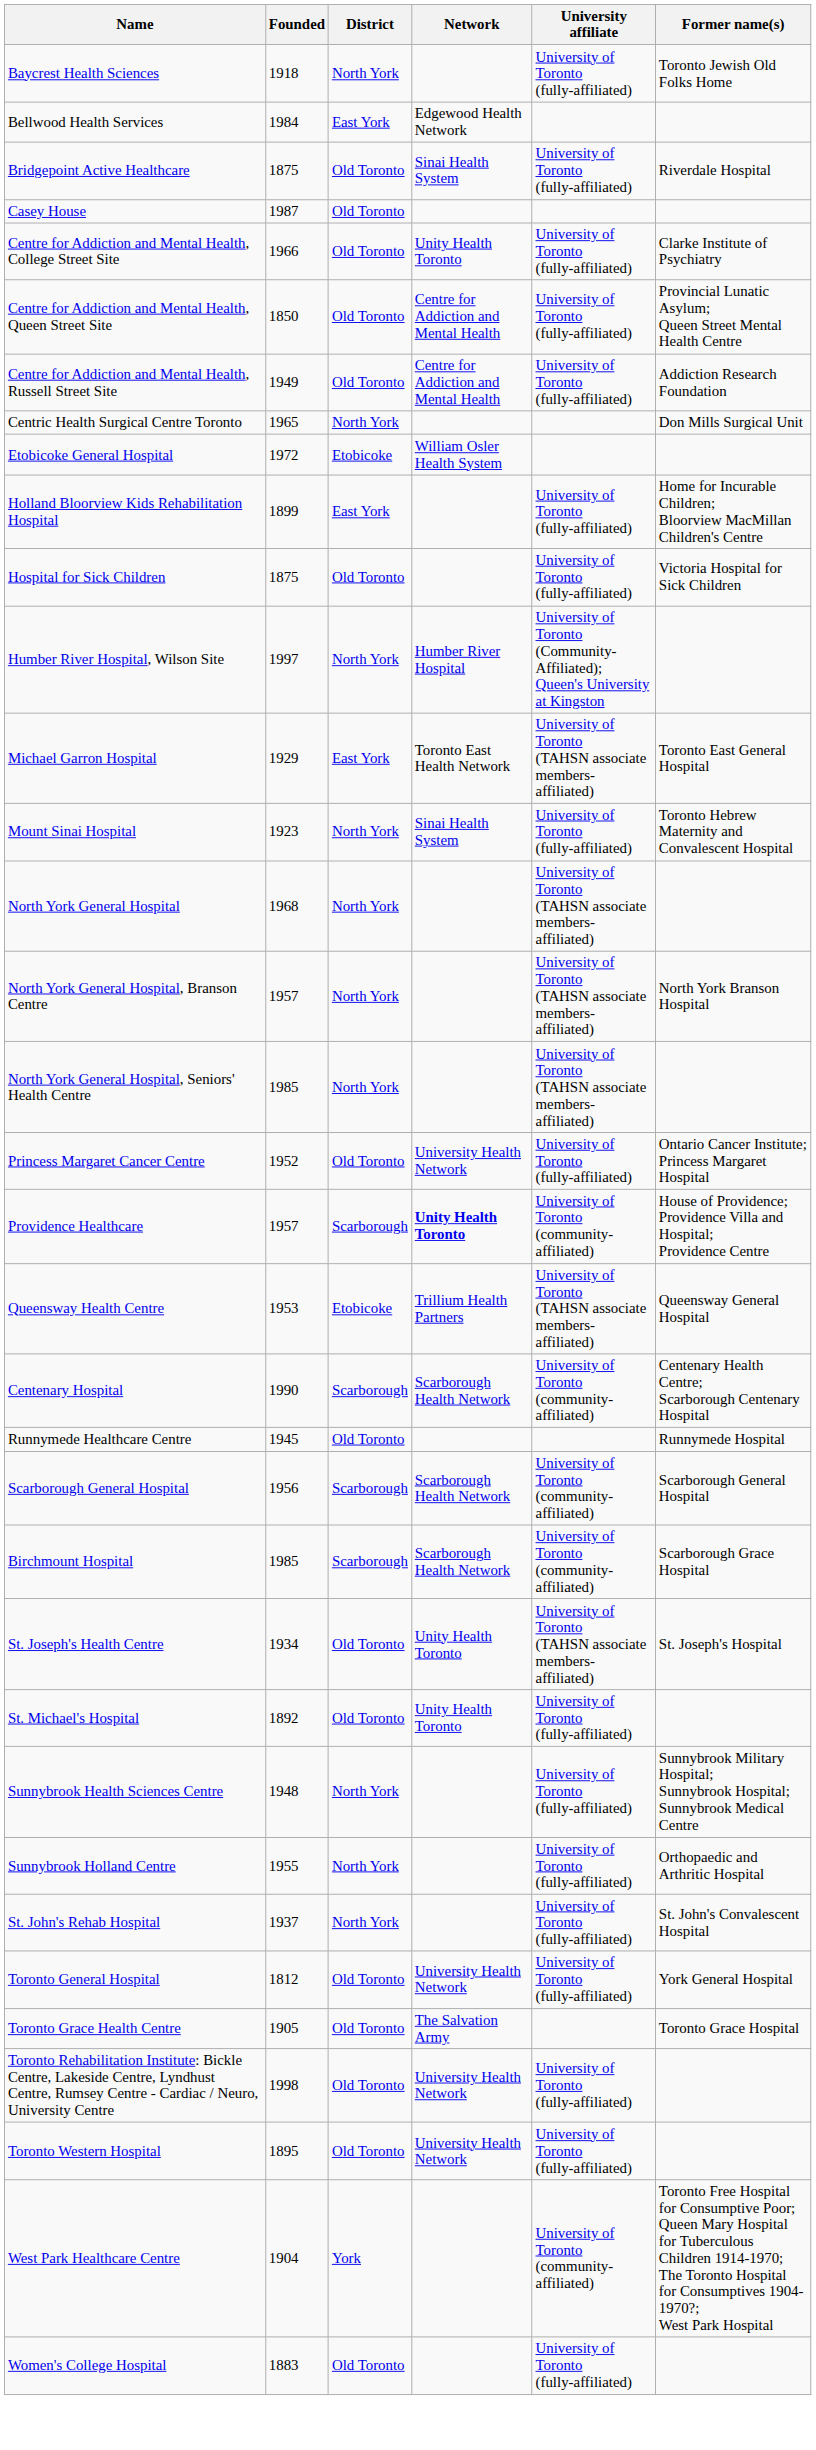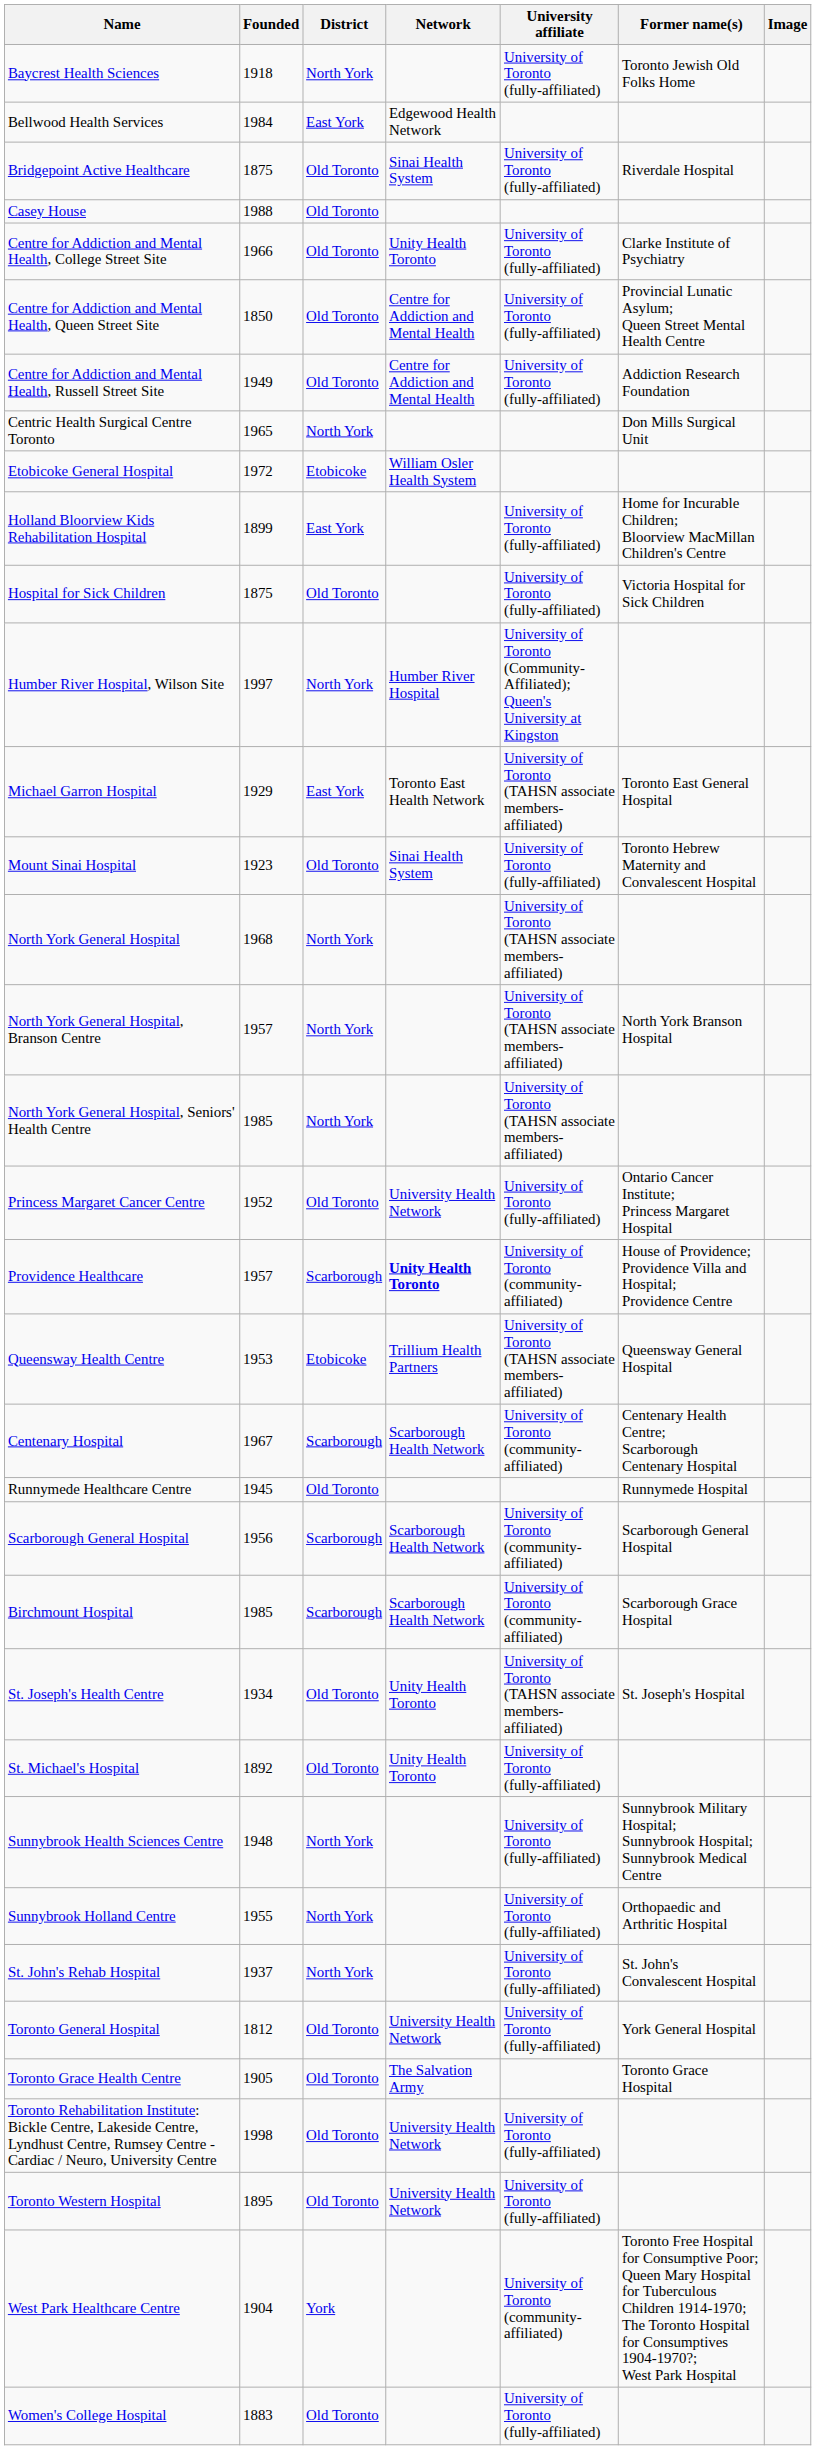+ column: (787, 24)
(284, 211) 1987 -> (258, 211) 1988
(365, 832) North York -> (342, 865) Old Toronto
(284, 1390) 1990 -> (258, 1440) 1967
